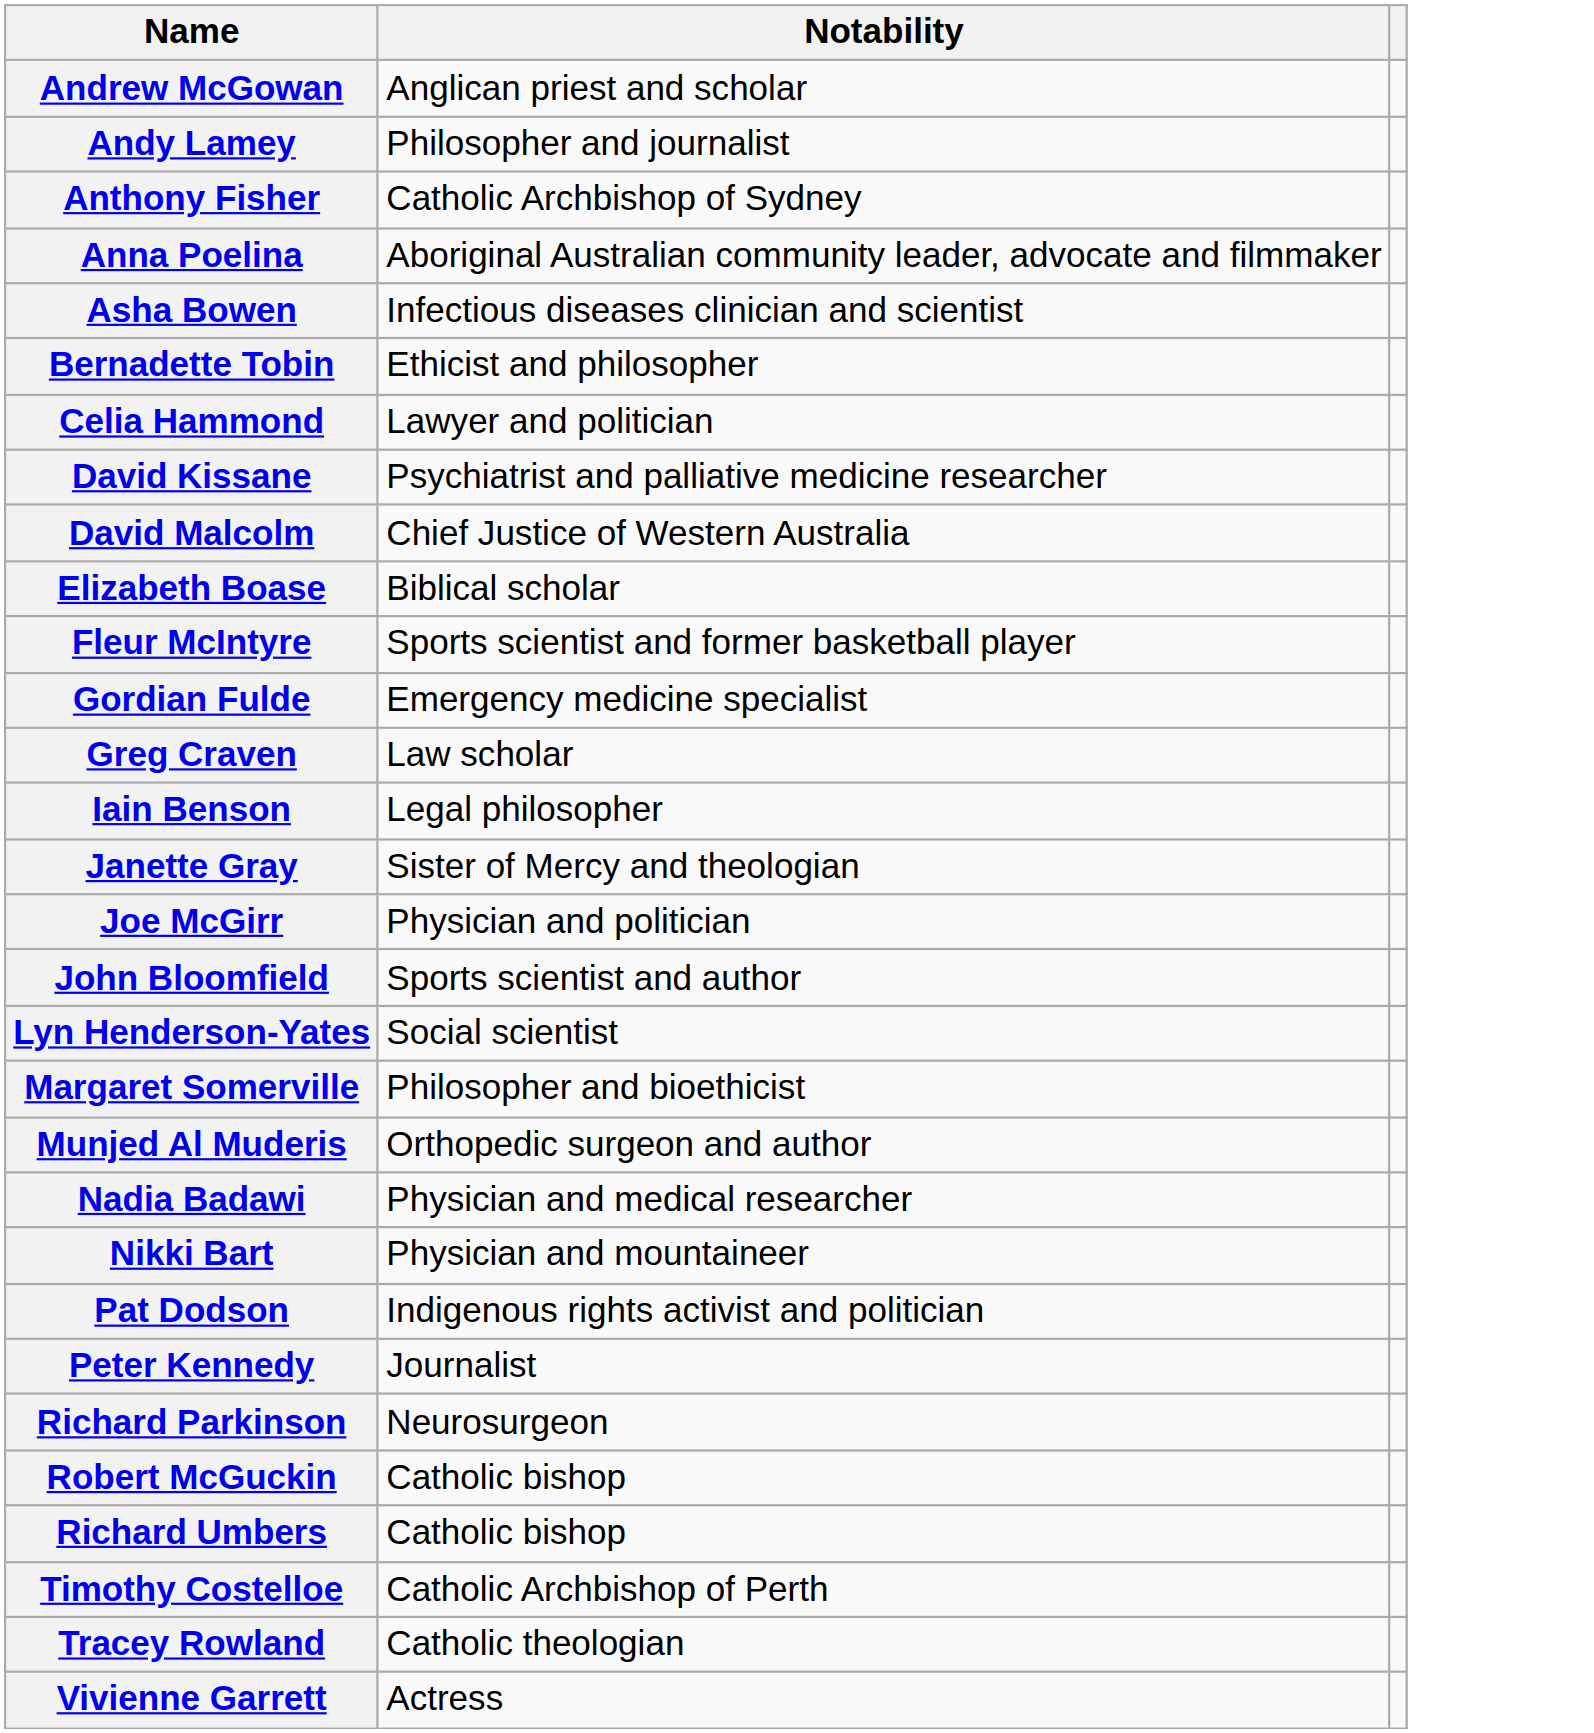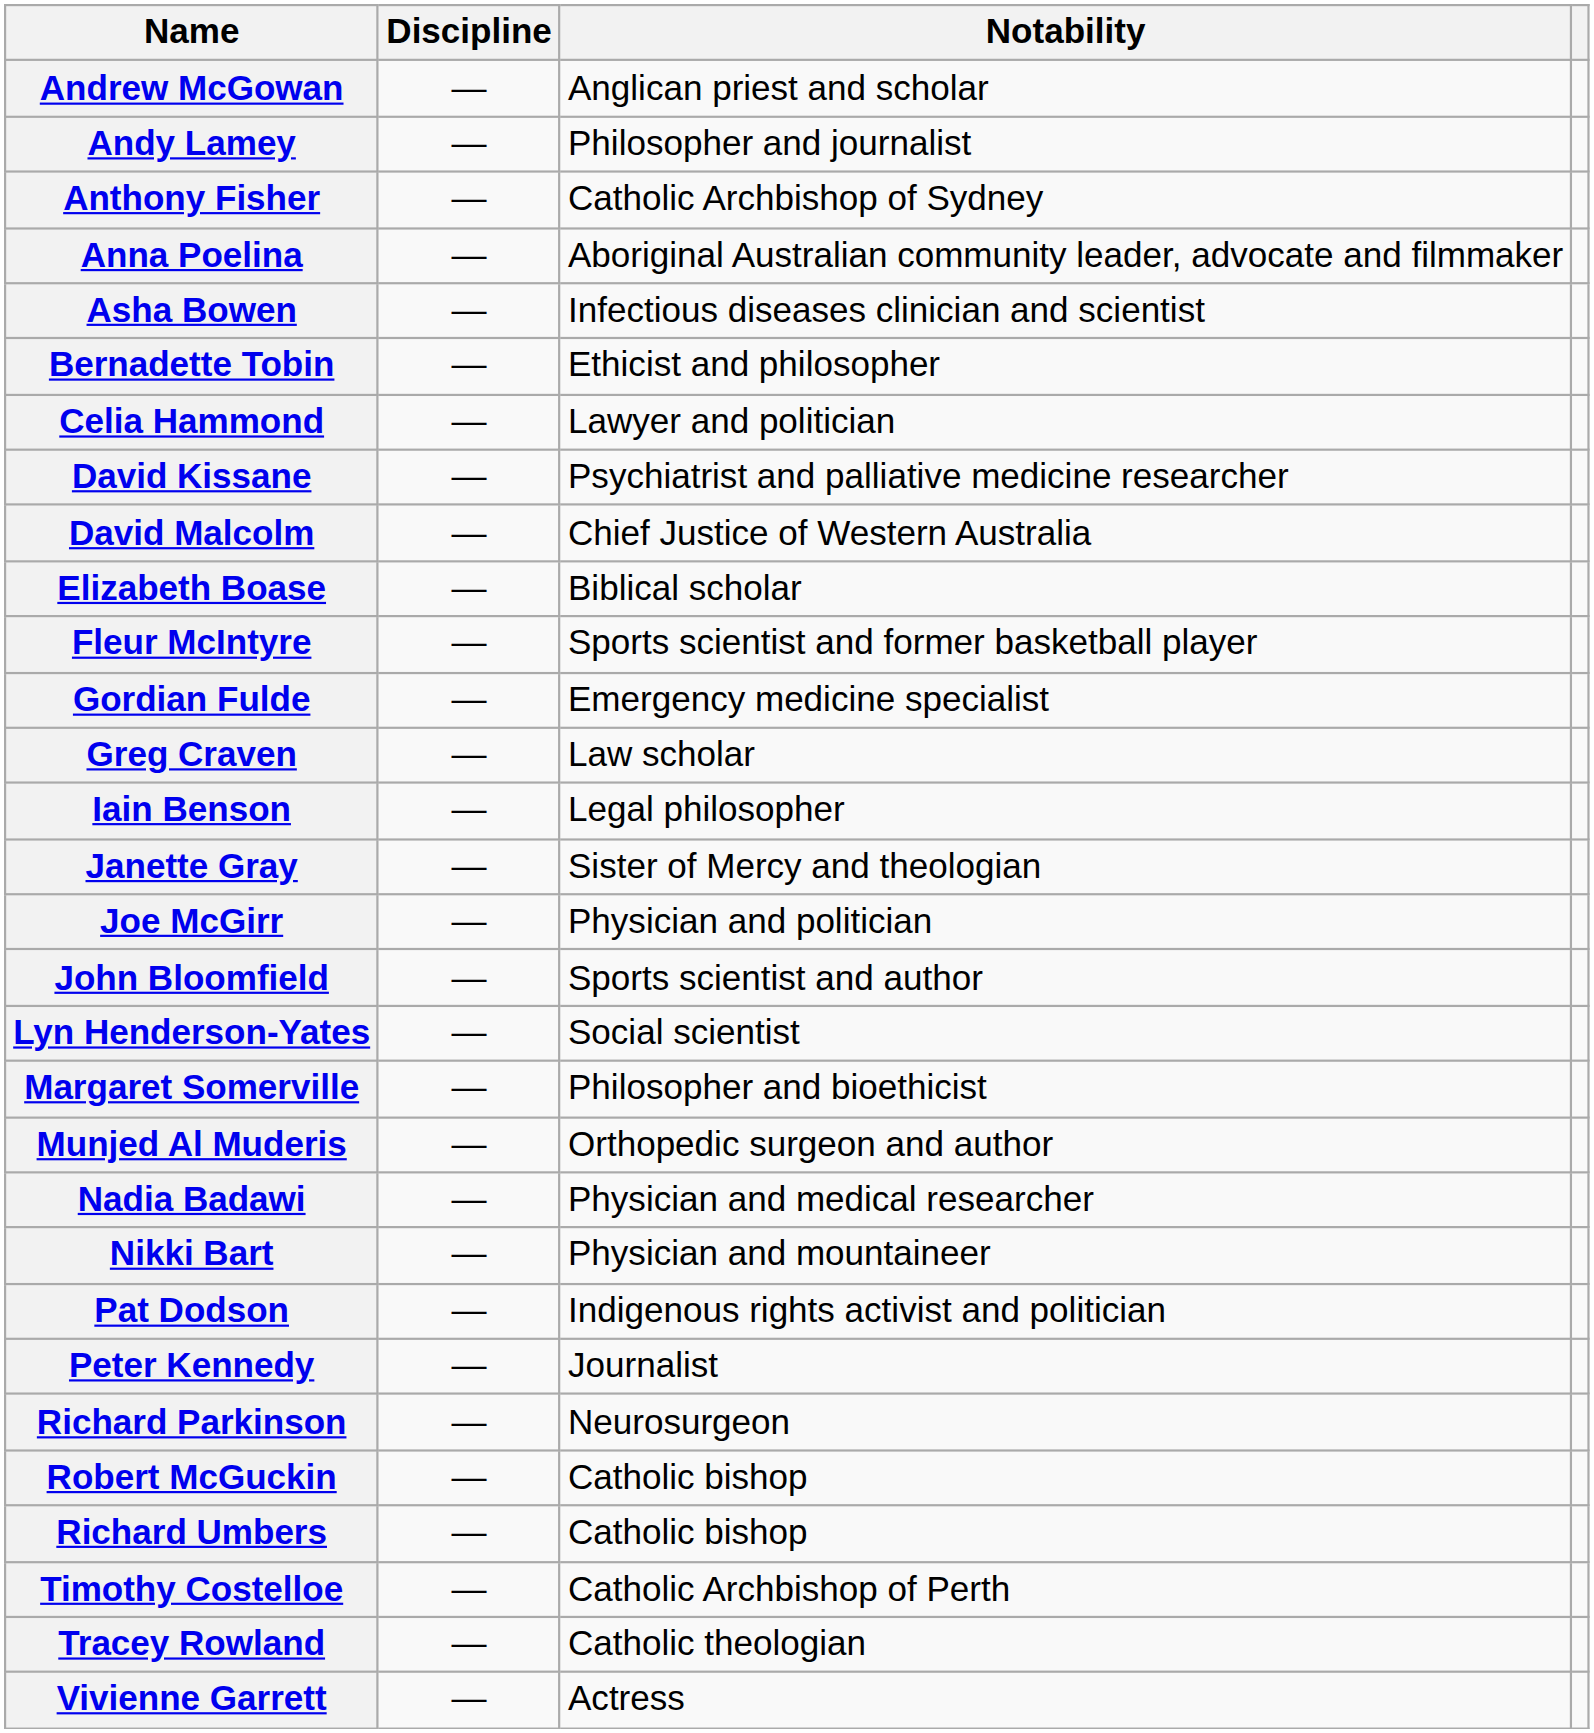+ column: (469, 32)
